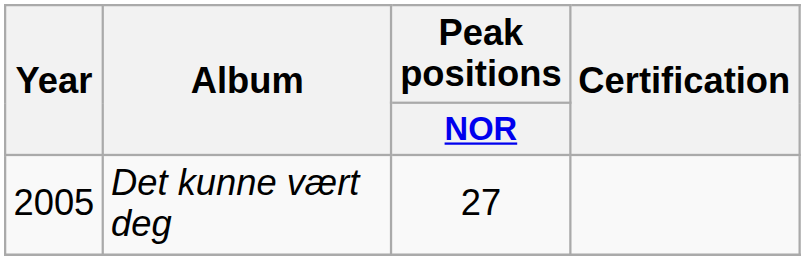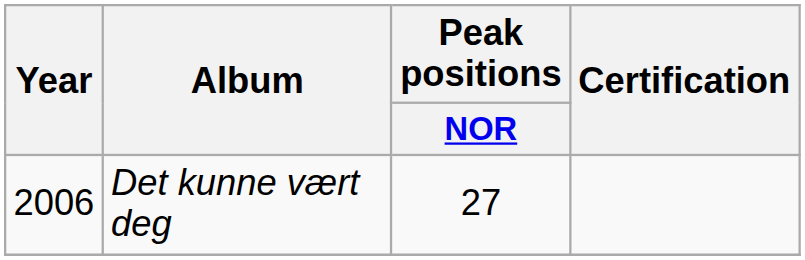(54, 203) 2005 -> (54, 203) 2006
